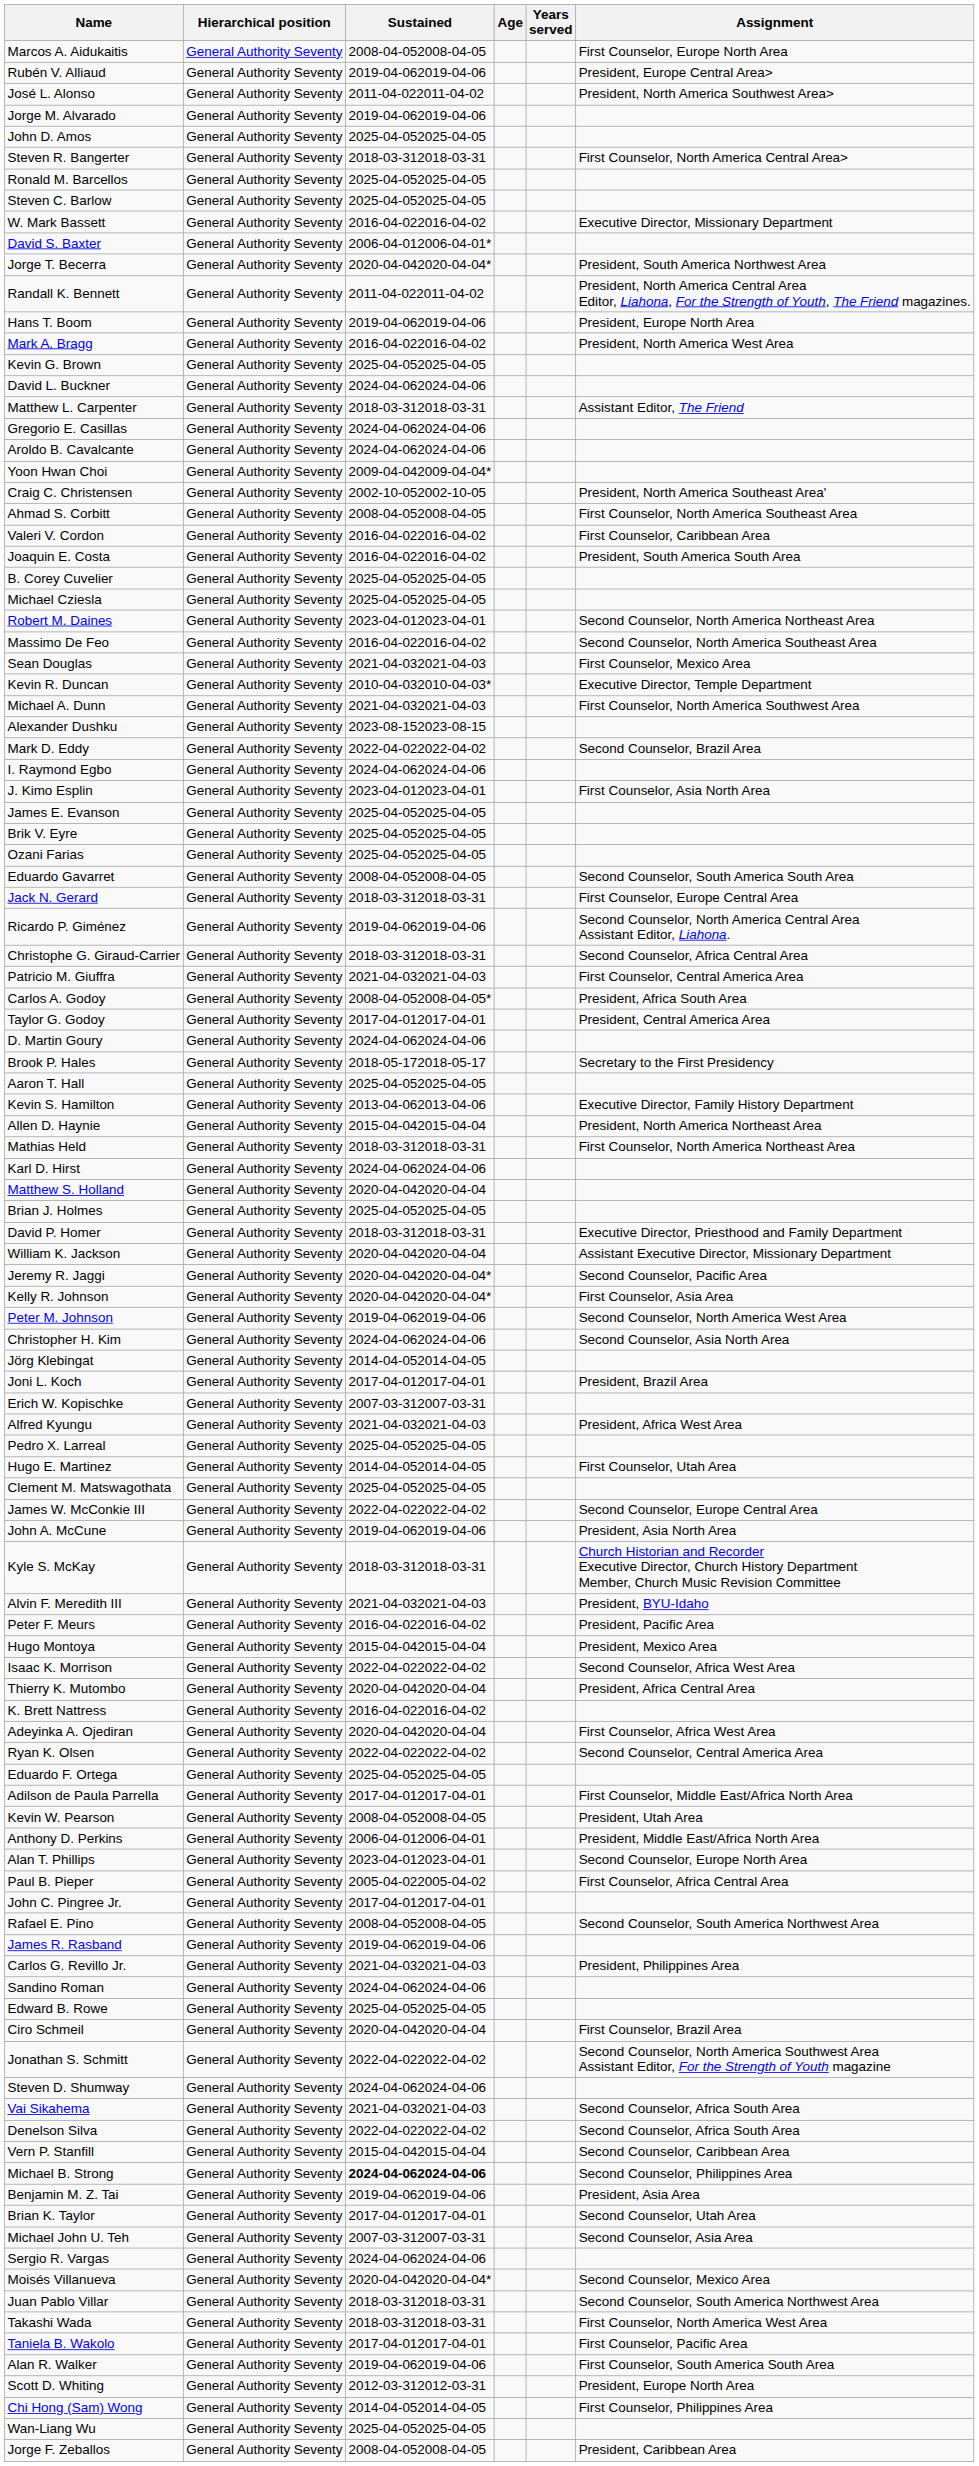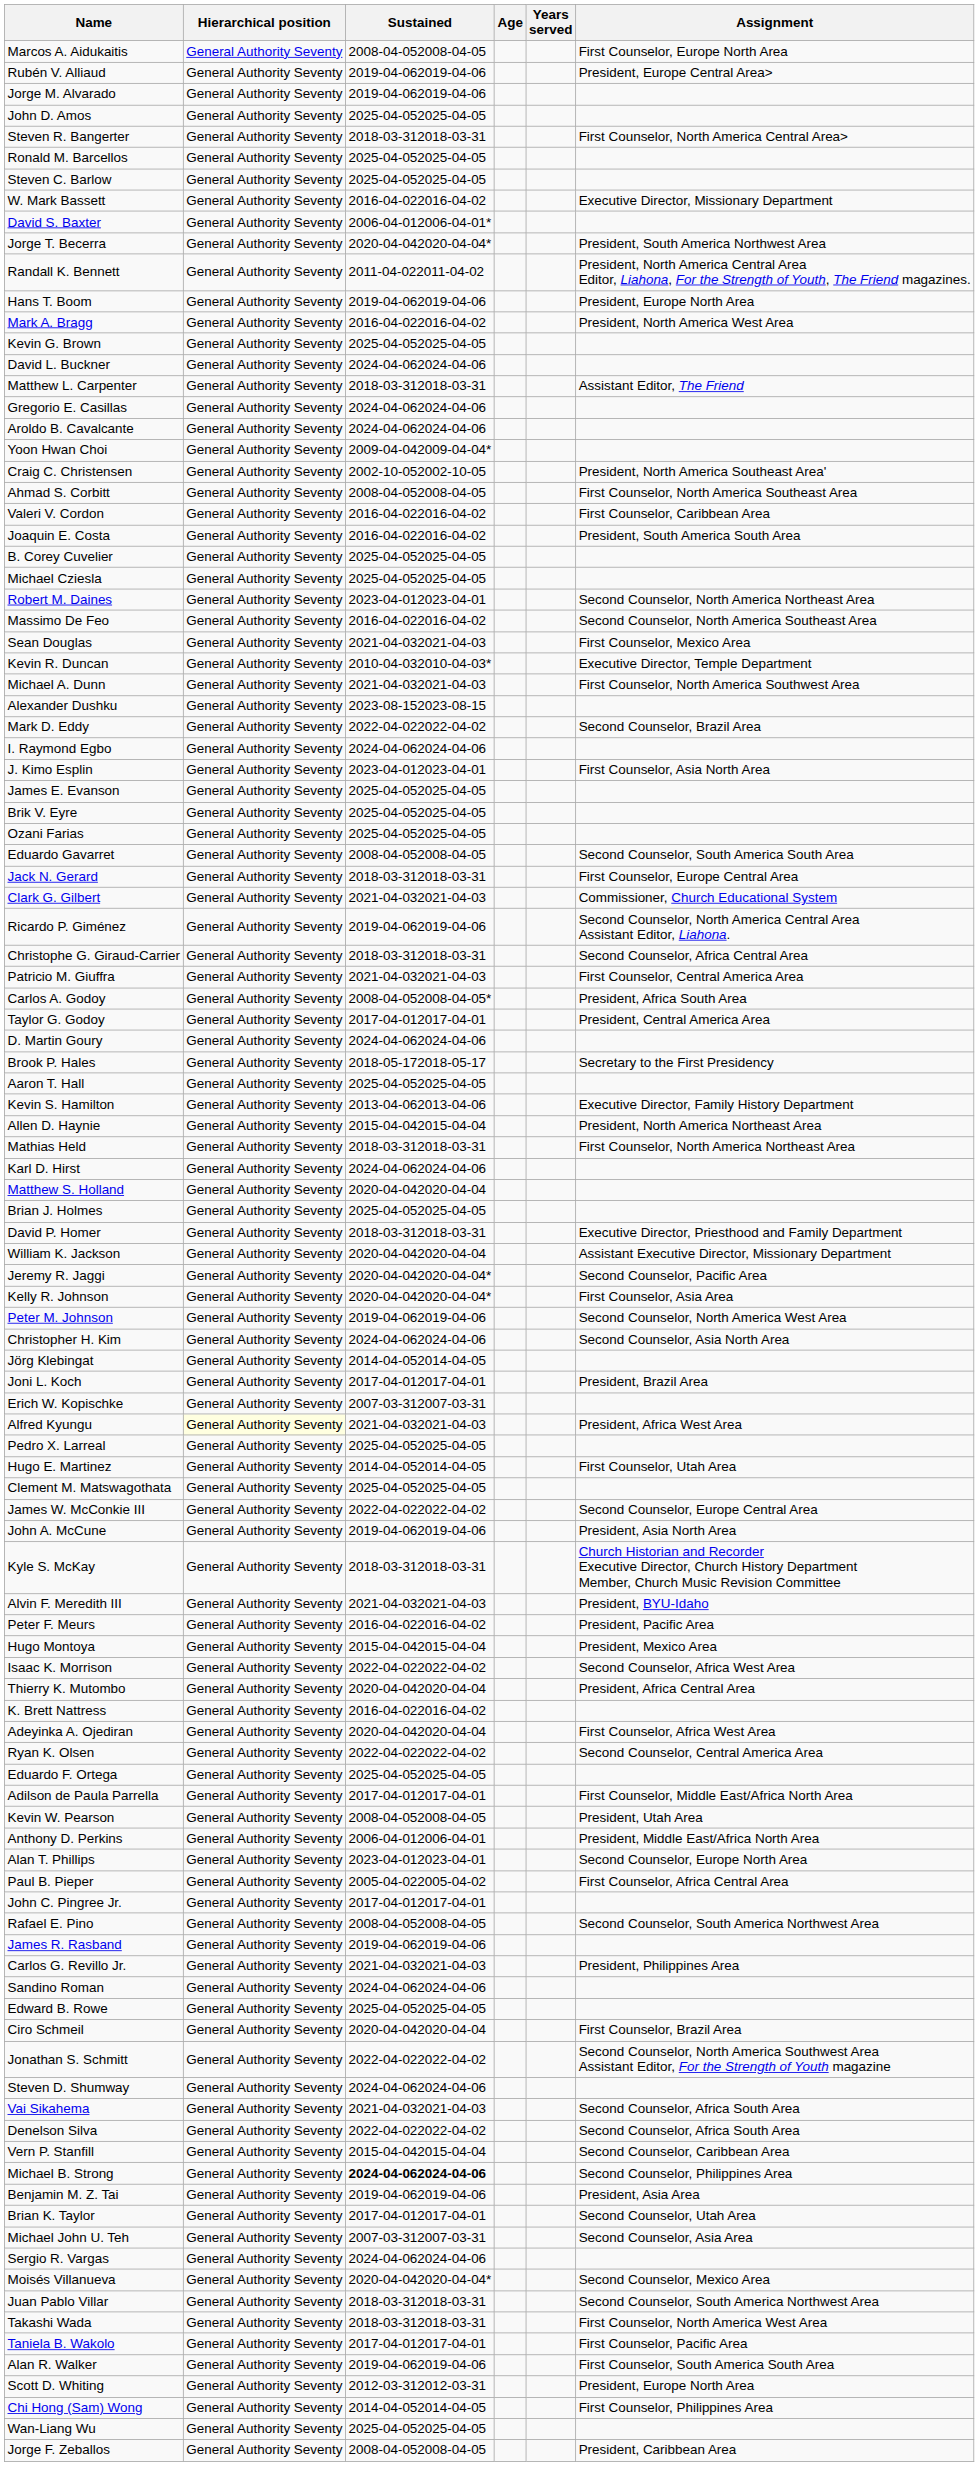- row: (51, 94)
+ row: (54, 897)
(264, 1424) no background -> (264, 1424) lightyellow background
